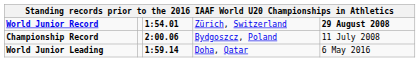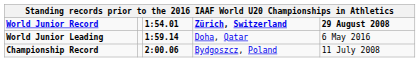(241, 24) normal -> (241, 24) bold
rows swapped: (52, 37) <-> (55, 50)
